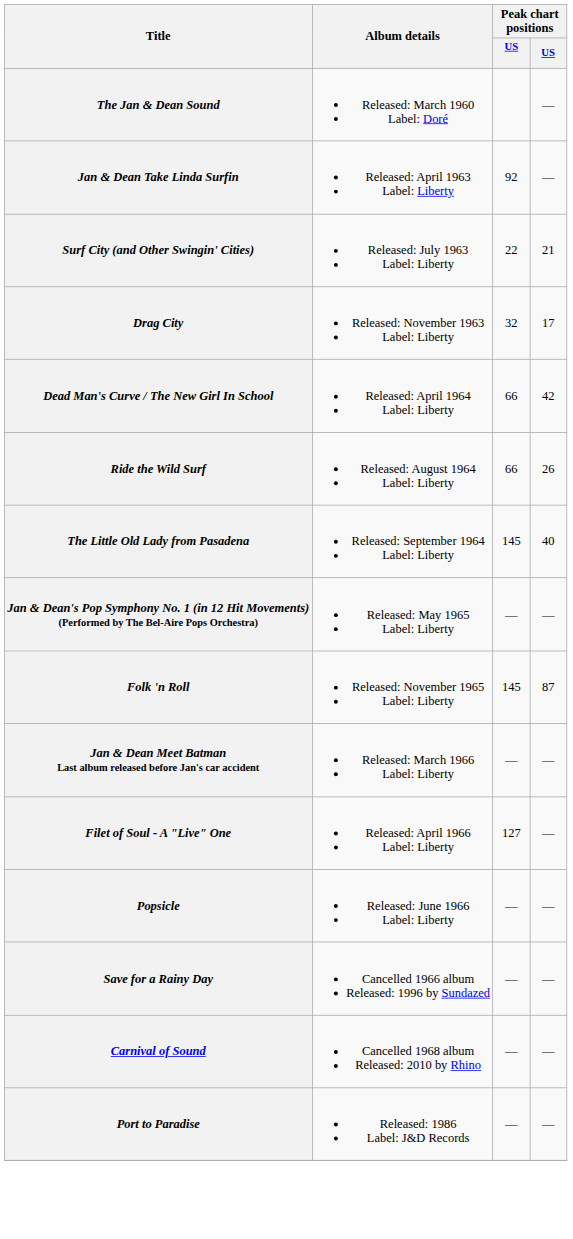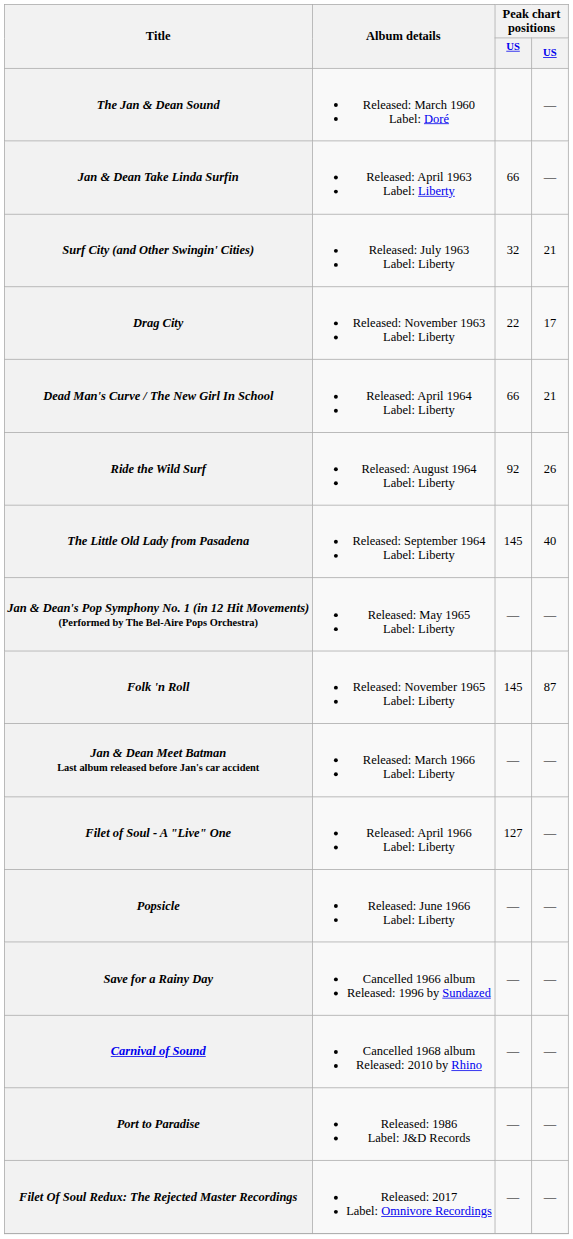(511, 177) 92 -> (513, 177) 66
(511, 250) 22 -> (513, 250) 32
(511, 323) 32 -> (513, 323) 22
(548, 396) 42 -> (550, 396) 21
(511, 468) 66 -> (513, 468) 92
+ row: (158, 1197)
